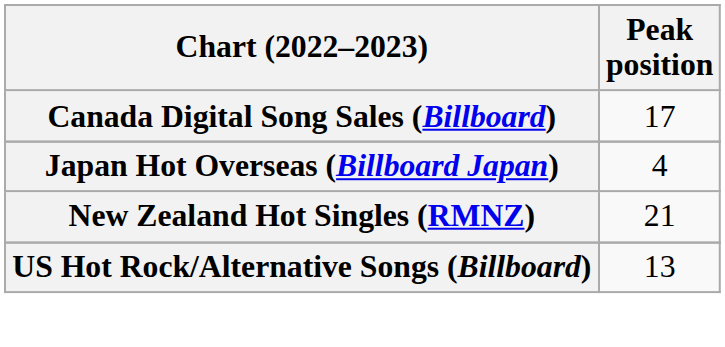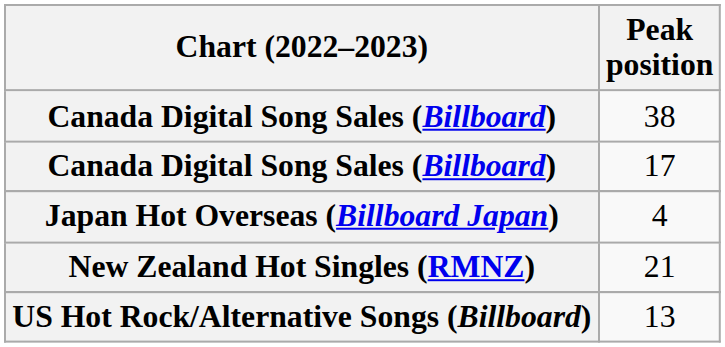+ row: (660, 115)
